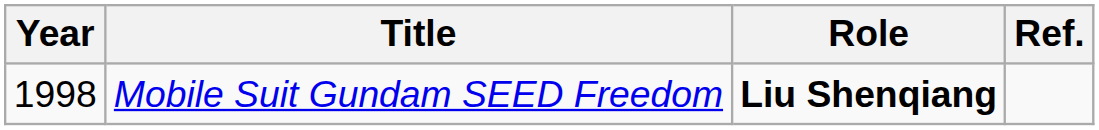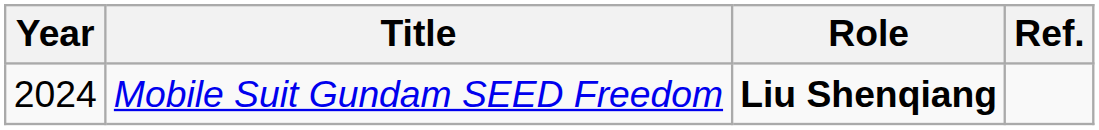(55, 93) 1998 -> (55, 93) 2024
